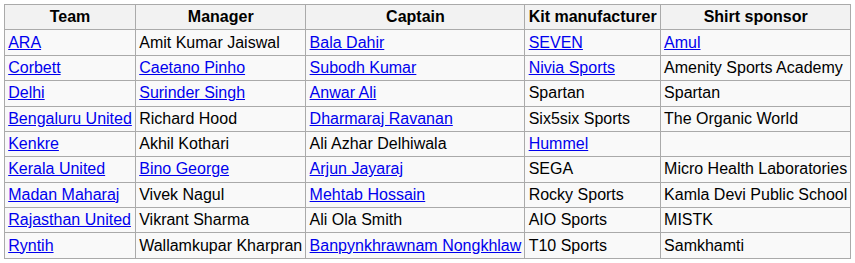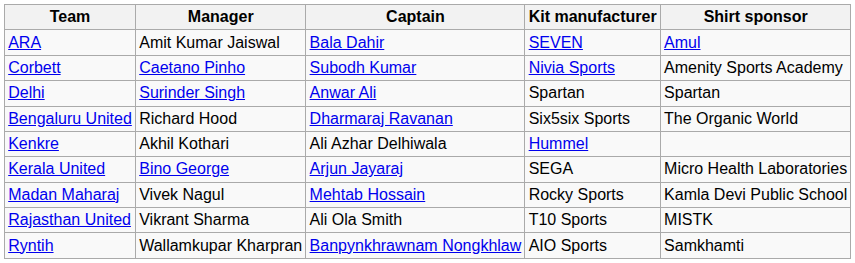(568, 220) AIO Sports -> (568, 220) T10 Sports
(568, 245) T10 Sports -> (568, 245) AIO Sports
